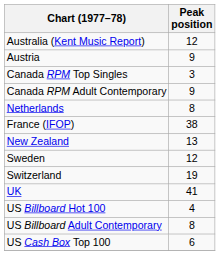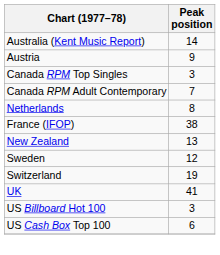(192, 41) 12 -> (192, 41) 14
(192, 91) 9 -> (192, 91) 7
(192, 208) 4 -> (192, 208) 3
- row: (84, 225)
